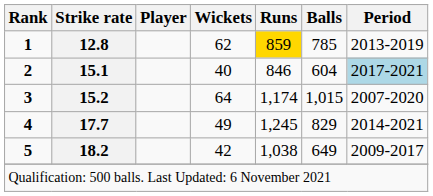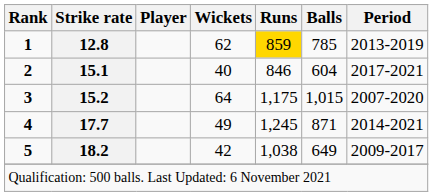(387, 71) lightblue background -> (387, 71) no background
(279, 97) 1,174 -> (279, 97) 1,175
(324, 124) 829 -> (324, 124) 871
